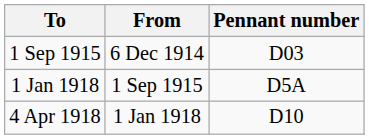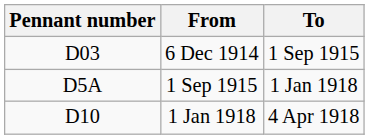columns swapped: (286, 20) <-> (55, 20)
